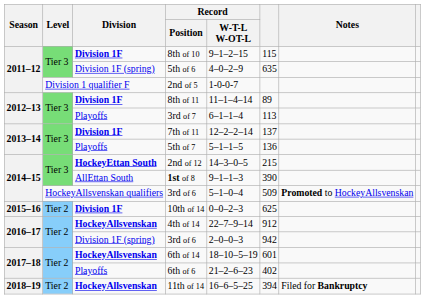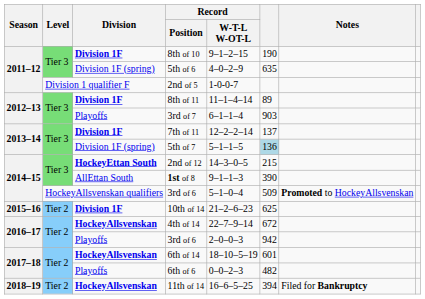(269, 54) 115 -> (269, 54) 190
(269, 116) 113 -> (269, 116) 903
(91, 147) Playoffs -> (115, 147) Division 1F (spring)
(269, 147) no background -> (269, 147) lightblue background
(226, 208) 0–0–2–3 -> (231, 208) 21–2–6–23
(269, 224) 912 -> (269, 224) 672
(115, 239) Division 1F (spring) -> (91, 239) Playoffs
(231, 270) 21–2–6–23 -> (226, 270) 0–0–2–3
(269, 270) 402 -> (269, 270) 482
